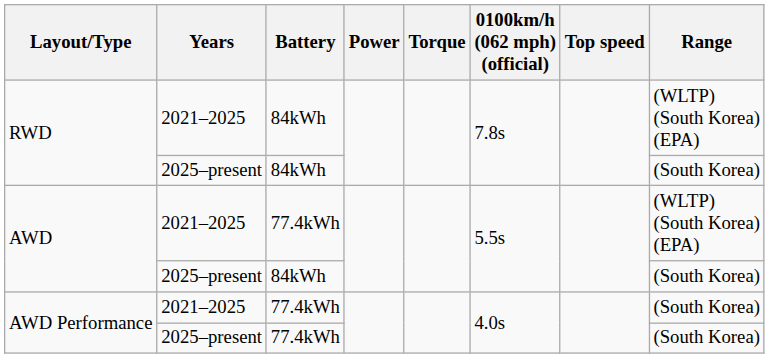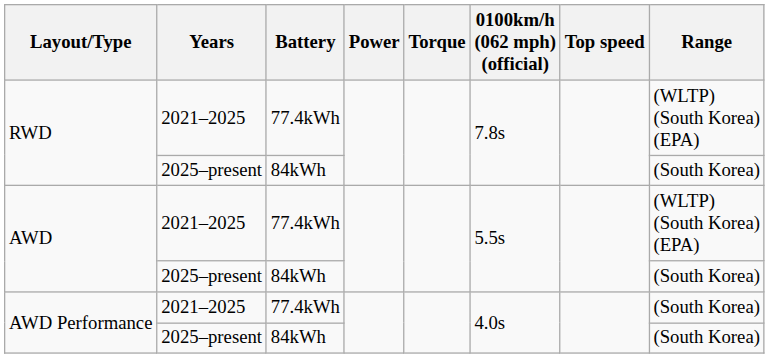(298, 117) 84kWh -> (305, 117) 77.4kWh
(305, 338) 77.4kWh -> (298, 338) 84kWh
